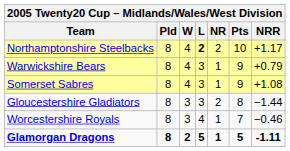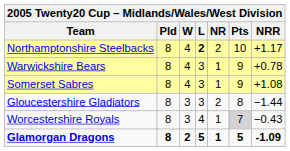(268, 66) +0.79 -> (268, 66) +0.78
(240, 119) no background -> (240, 119) lightgrey background
(268, 119) −0.46 -> (268, 119) −0.43
(268, 137) -1.11 -> (268, 137) -1.09
